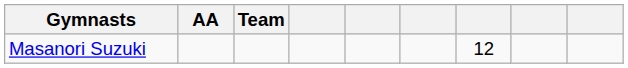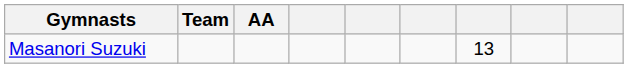columns swapped: (261, 19) <-> (206, 19)
(484, 49) 12 -> (484, 49) 13
